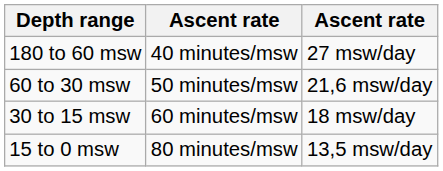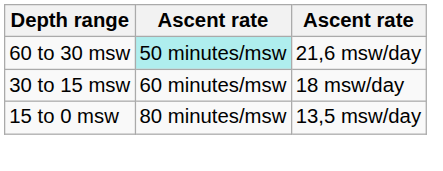- row: (75, 52)
(224, 85) no background -> (213, 52) paleturquoise background
